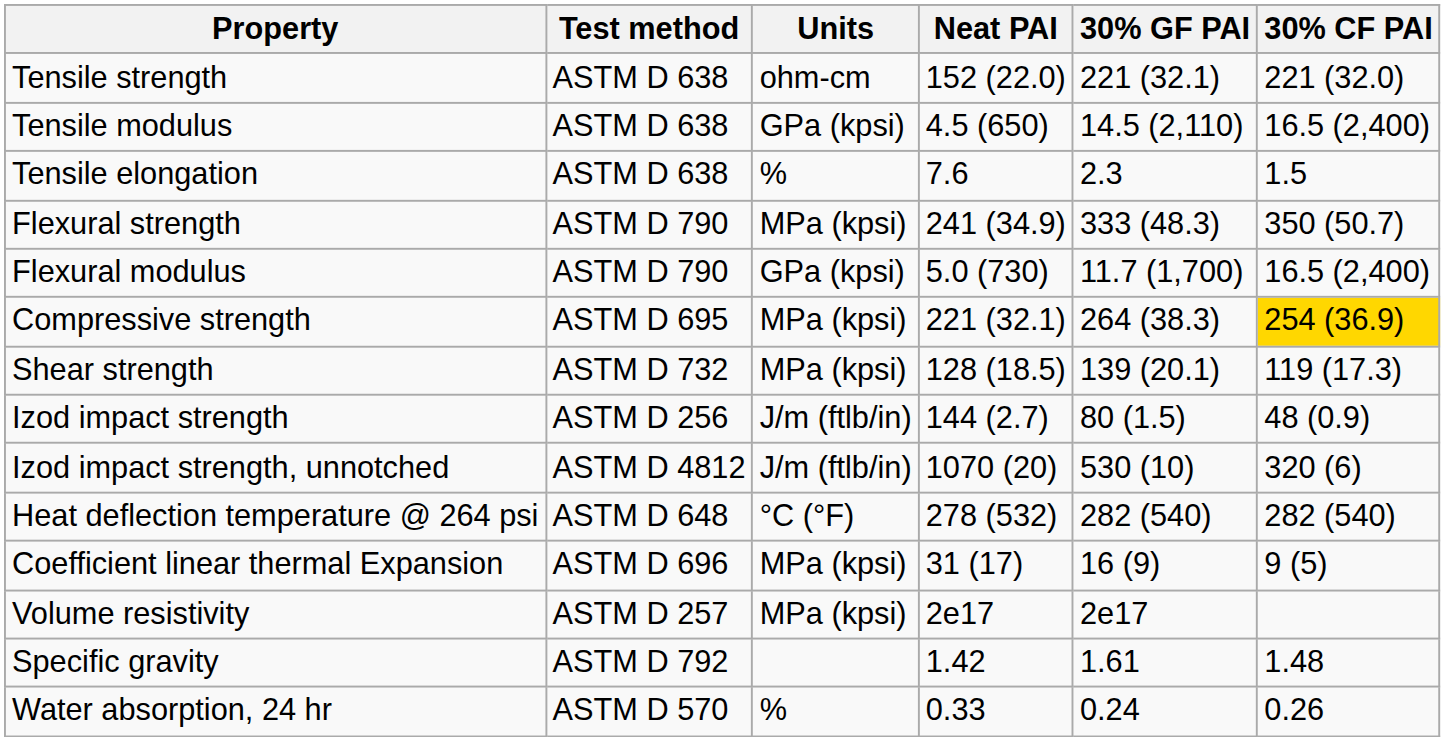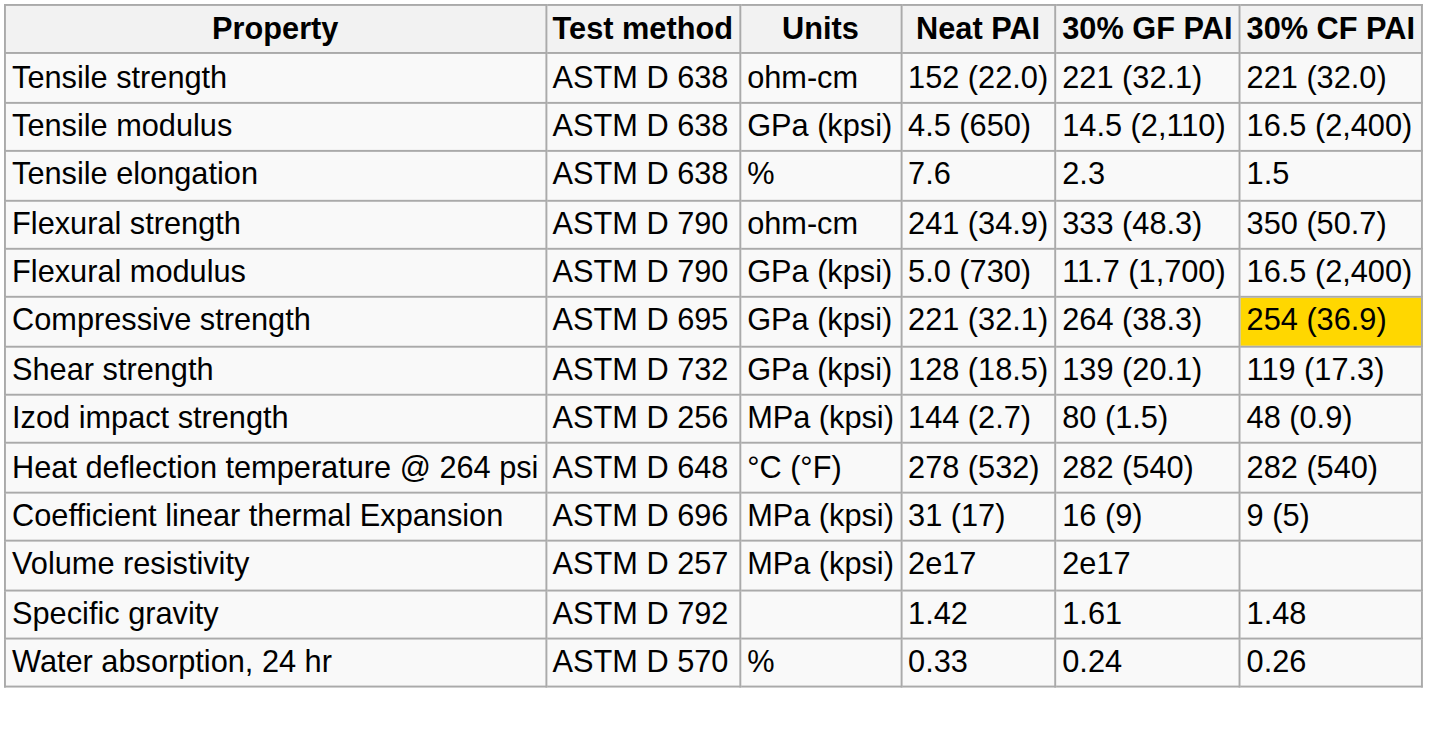(833, 223) MPa (kpsi) -> (803, 223) ohm-cm
(833, 321) MPa (kpsi) -> (820, 321) GPa (kpsi)
(833, 369) MPa (kpsi) -> (820, 369) GPa (kpsi)
(836, 418) J/m (ftlb/in) -> (821, 418) MPa (kpsi)
- row: (231, 467)
